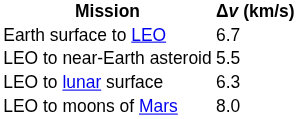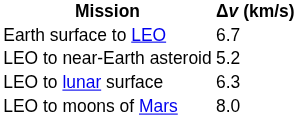(228, 58) 5.5 -> (228, 58) 5.2
